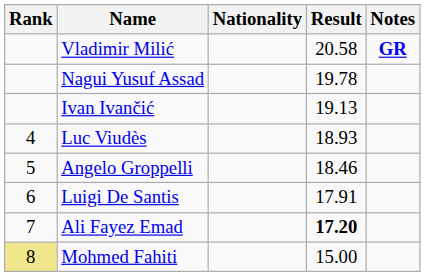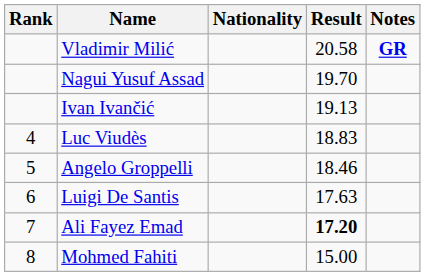(336, 78) 19.78 -> (336, 78) 19.70
(336, 138) 18.93 -> (336, 138) 18.83
(336, 197) 17.91 -> (336, 197) 17.63
(31, 256) khaki background -> (31, 256) no background
